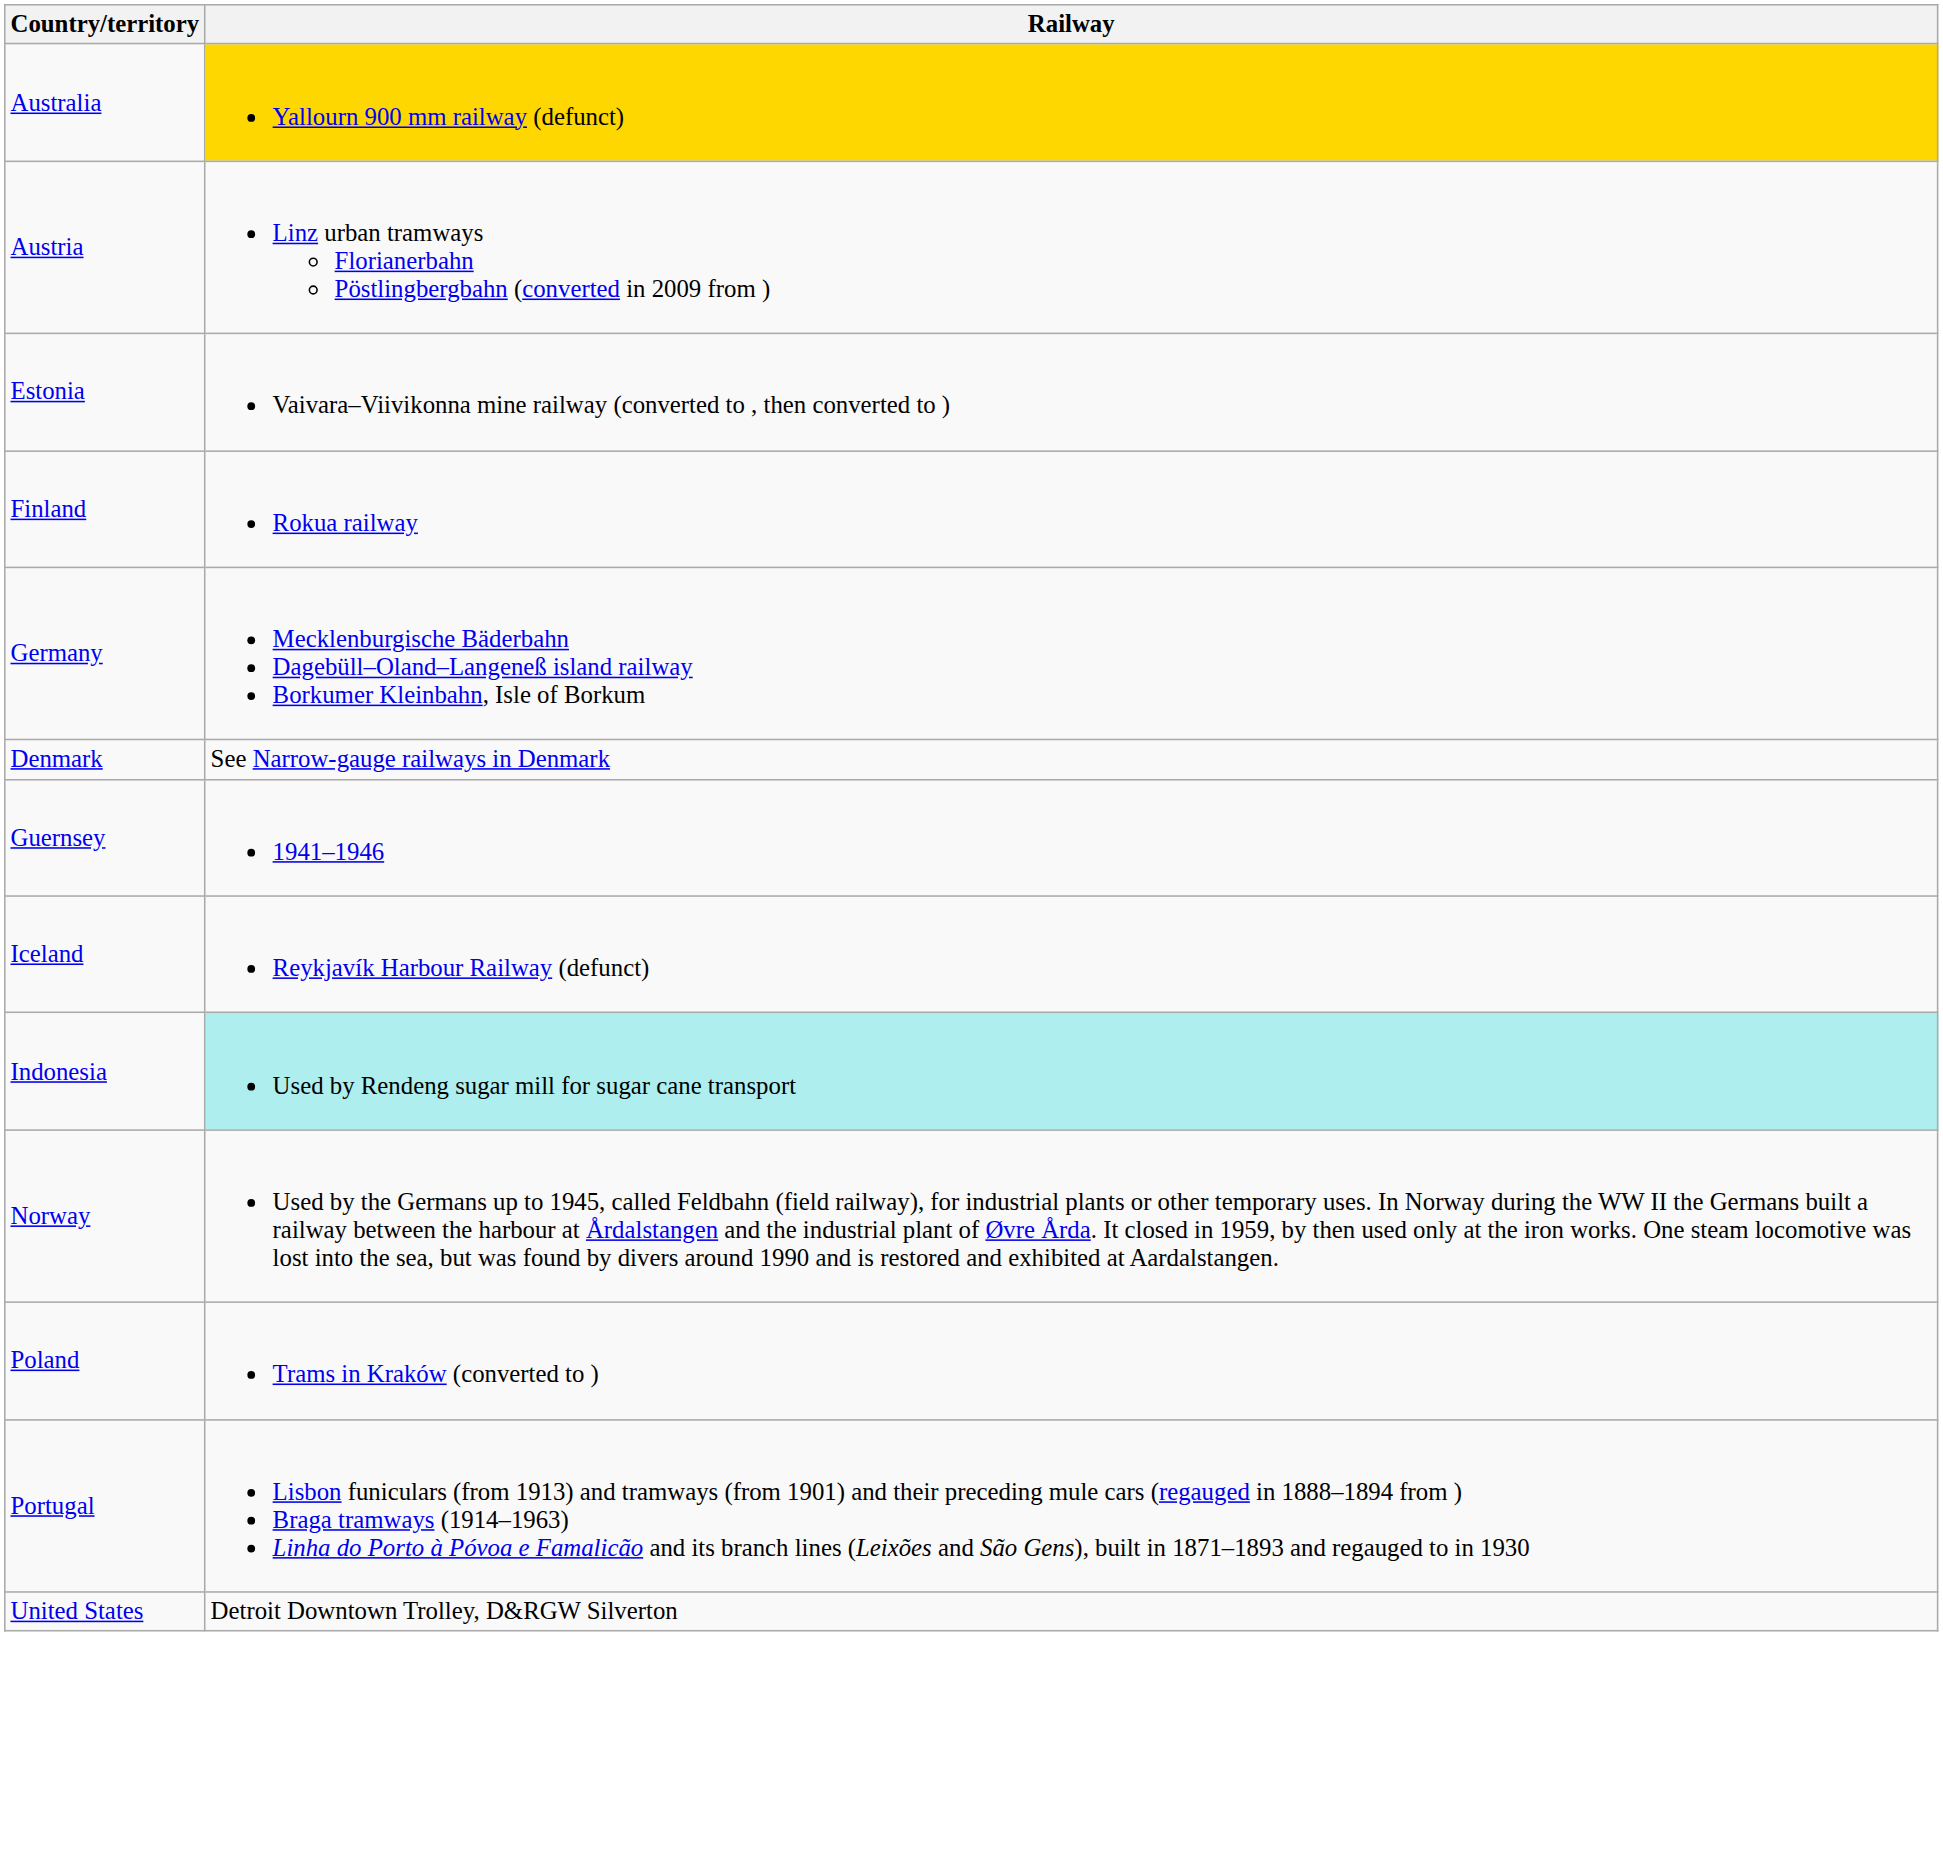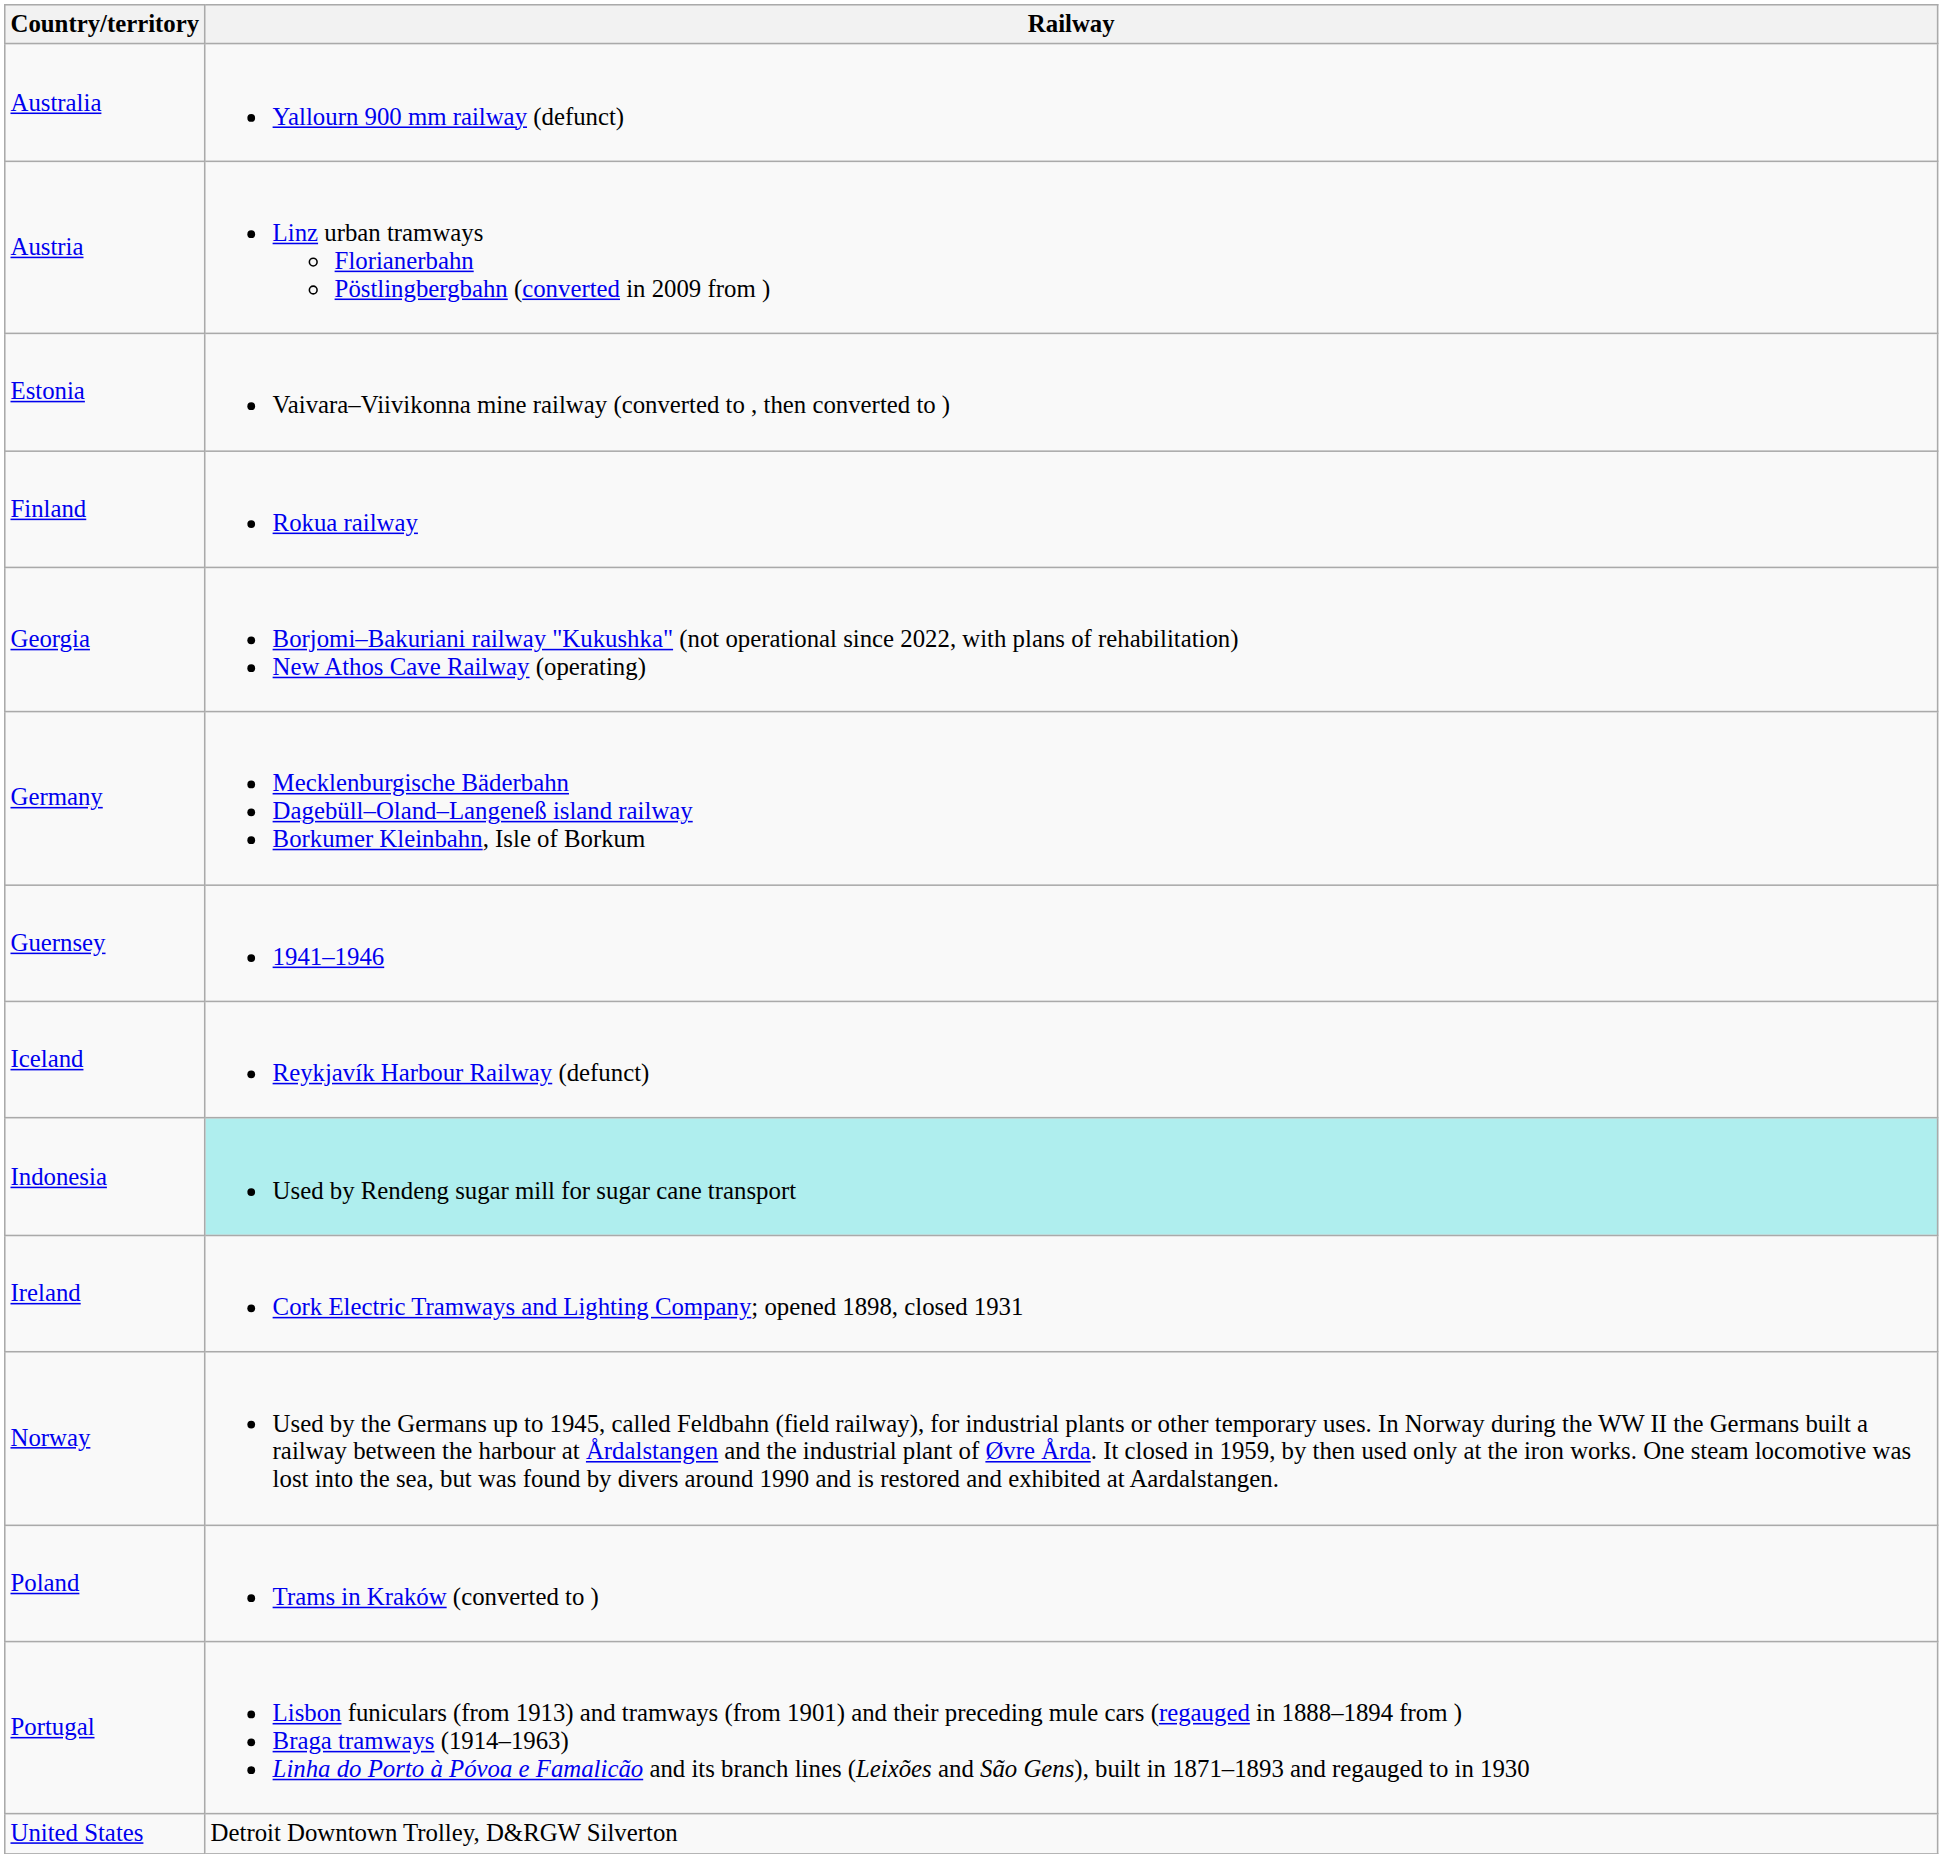(1071, 116) gold background -> (1071, 116) no background
+ row: (50, 639)
- row: (57, 759)
+ row: (46, 1293)
